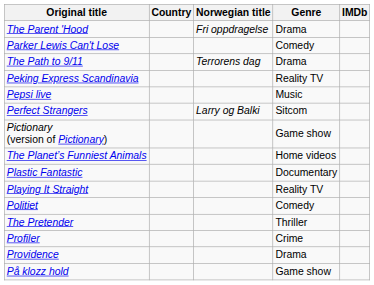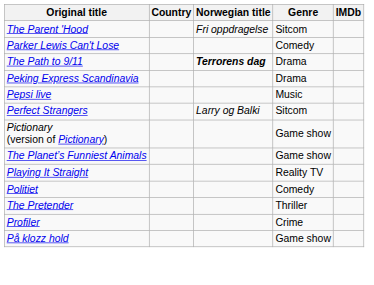(291, 29) Drama -> (291, 29) Sitcom
(228, 62) normal -> (231, 62) bold
(299, 78) Reality TV -> (291, 78) Drama
(306, 156) Home videos -> (303, 156) Game show
- row: (45, 172)
- row: (33, 255)
